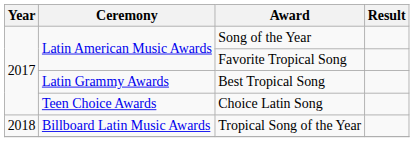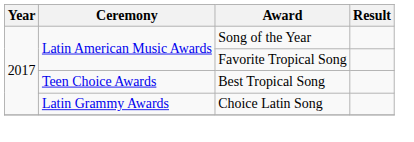(105, 81) Latin Grammy Awards -> (99, 81) Teen Choice Awards
(99, 103) Teen Choice Awards -> (105, 103) Latin Grammy Awards
- row: (290, 125)
